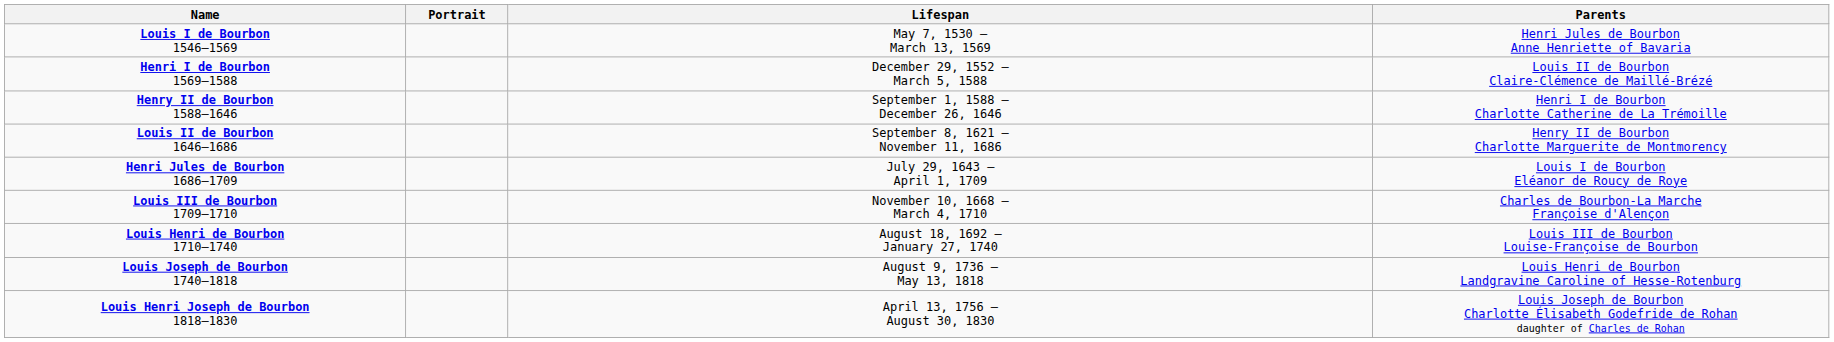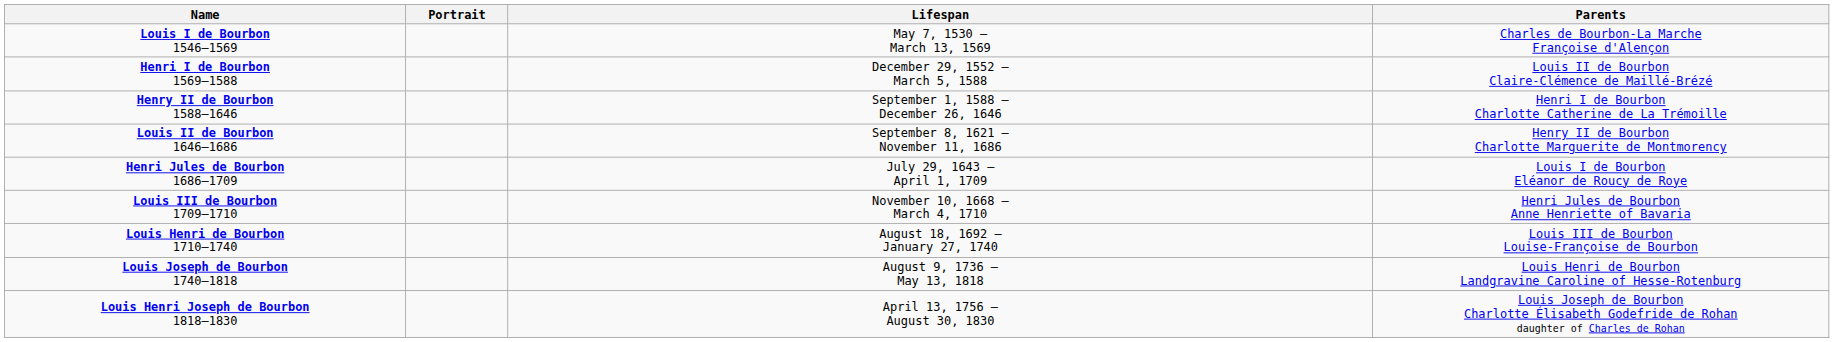(1601, 41) Henri Jules de Bourbon Anne Henriette of Bavaria -> (1601, 41) Charles de Bourbon-La Marche Françoise d'Alençon
(1601, 207) Charles de Bourbon-La Marche Françoise d'Alençon -> (1601, 207) Henri Jules de Bourbon Anne Henriette of Bavaria
